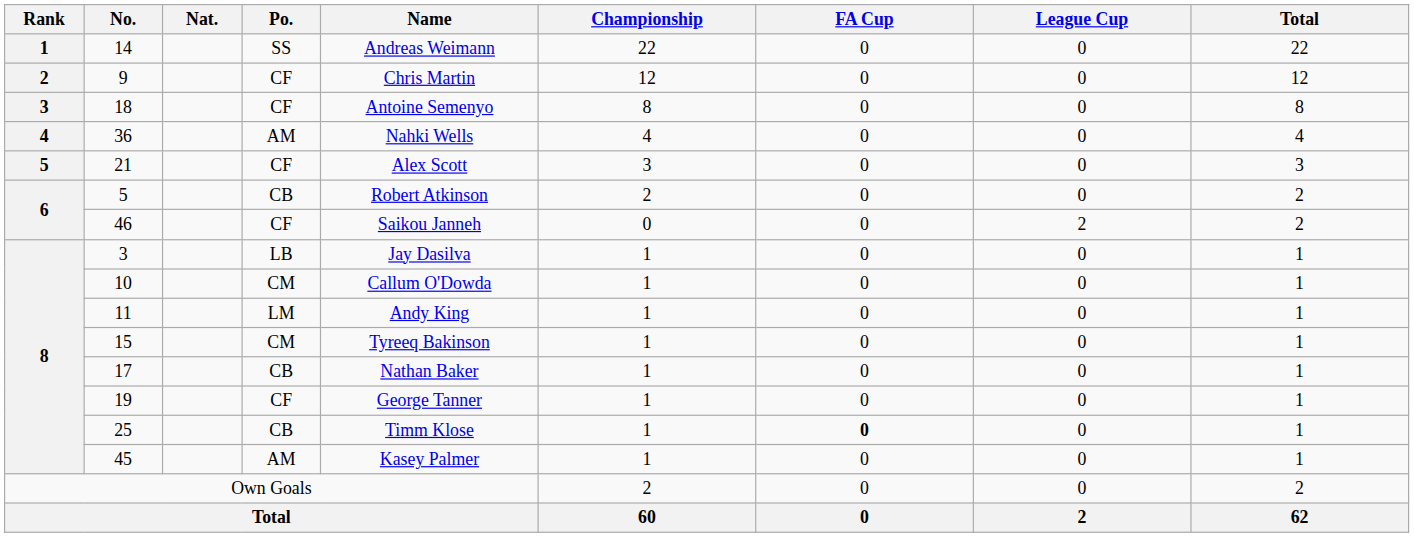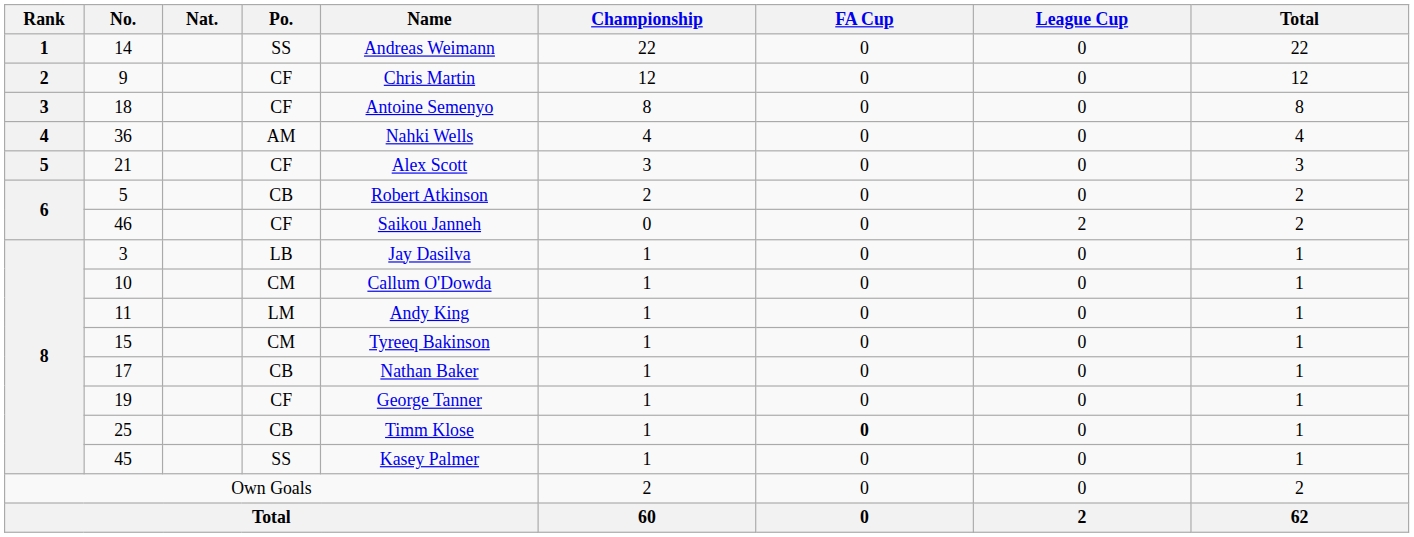(281, 459) AM -> (281, 459) SS
